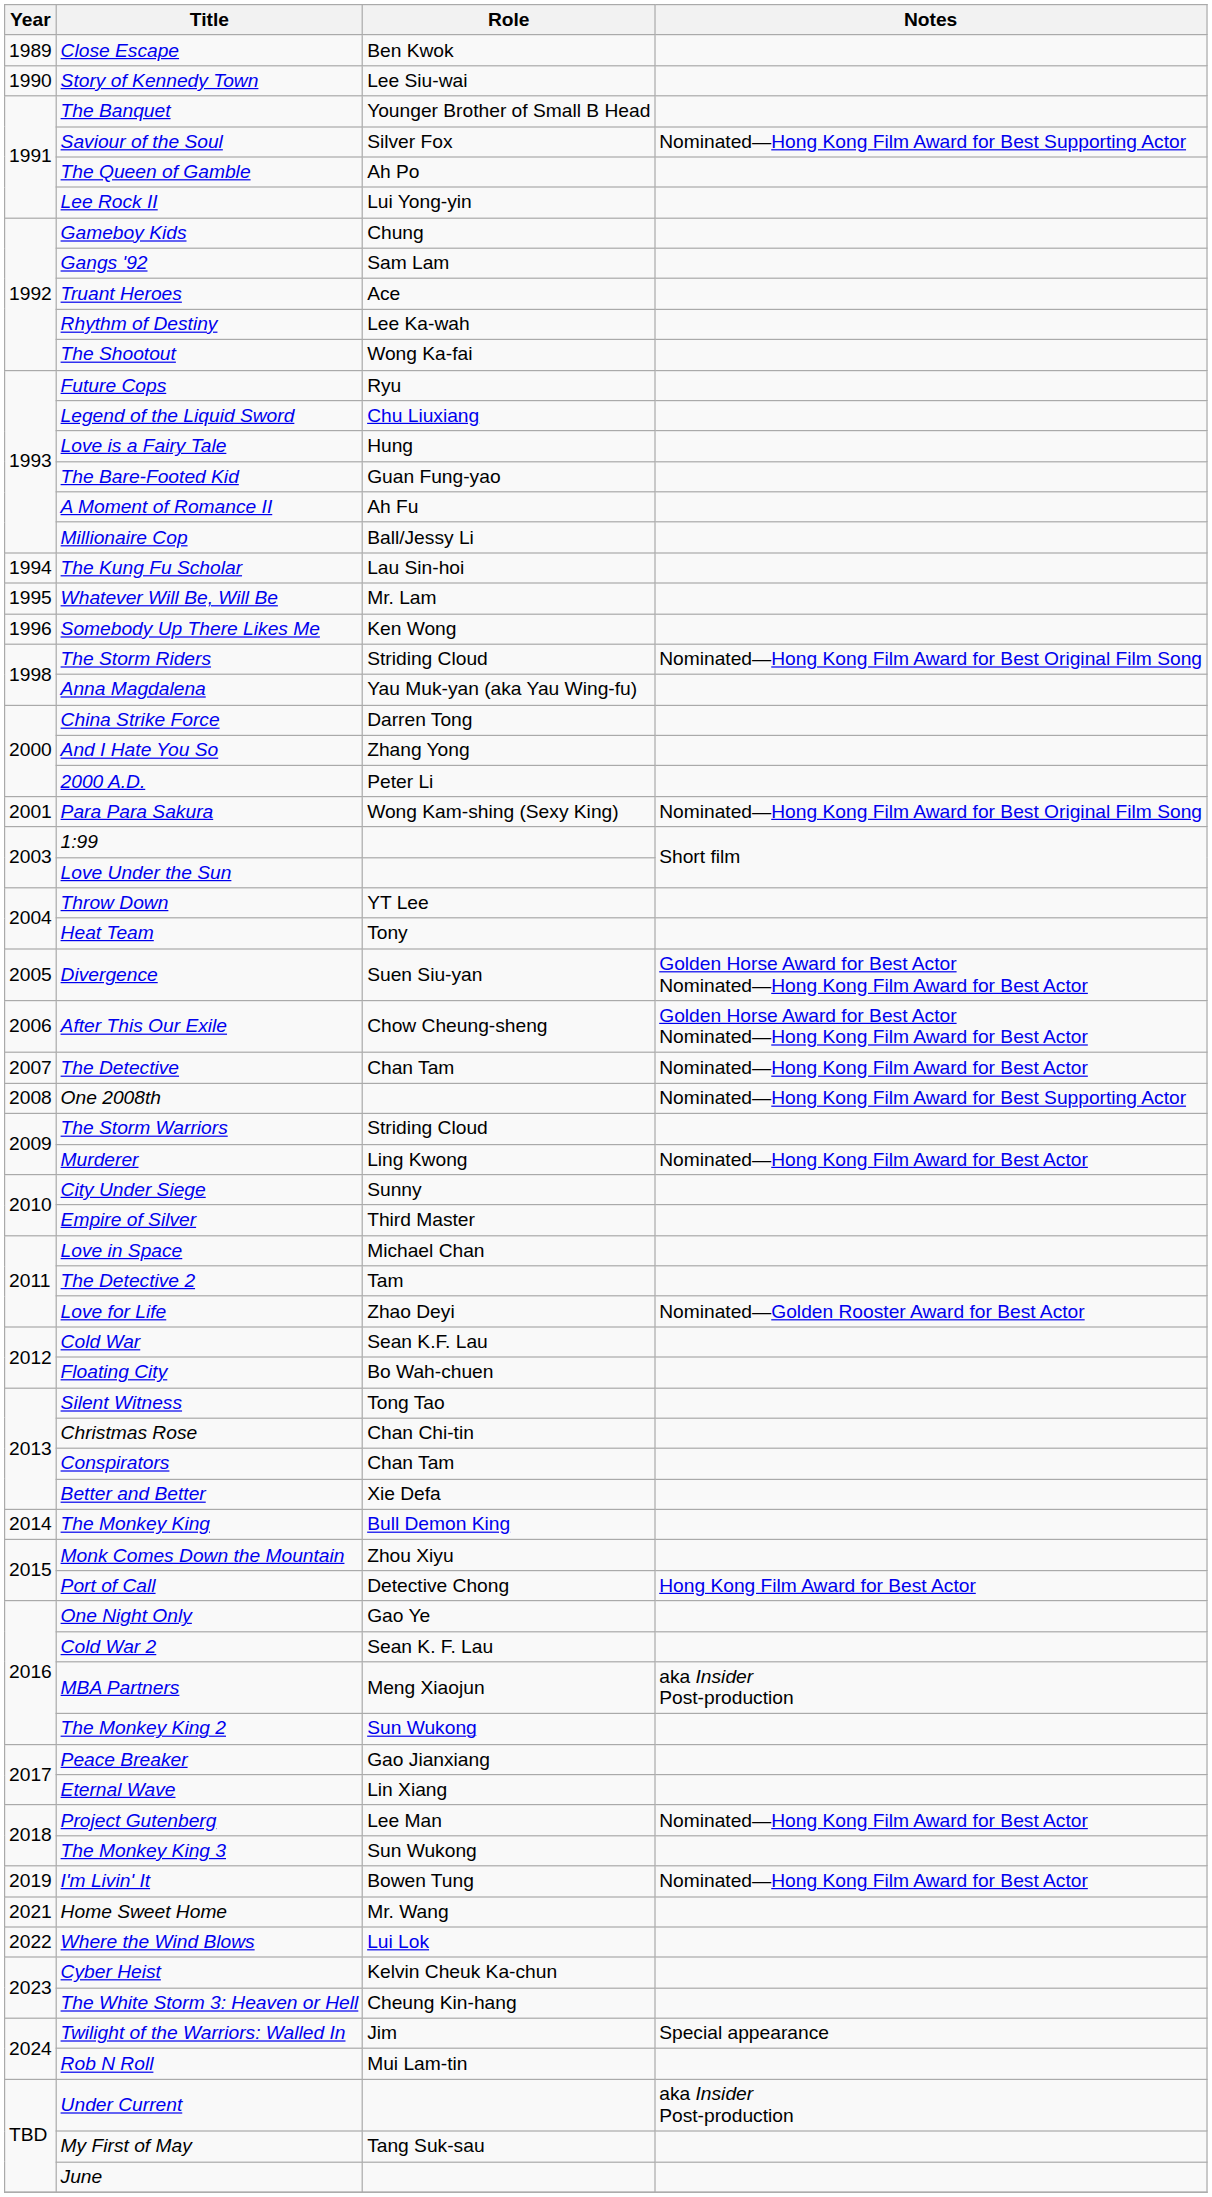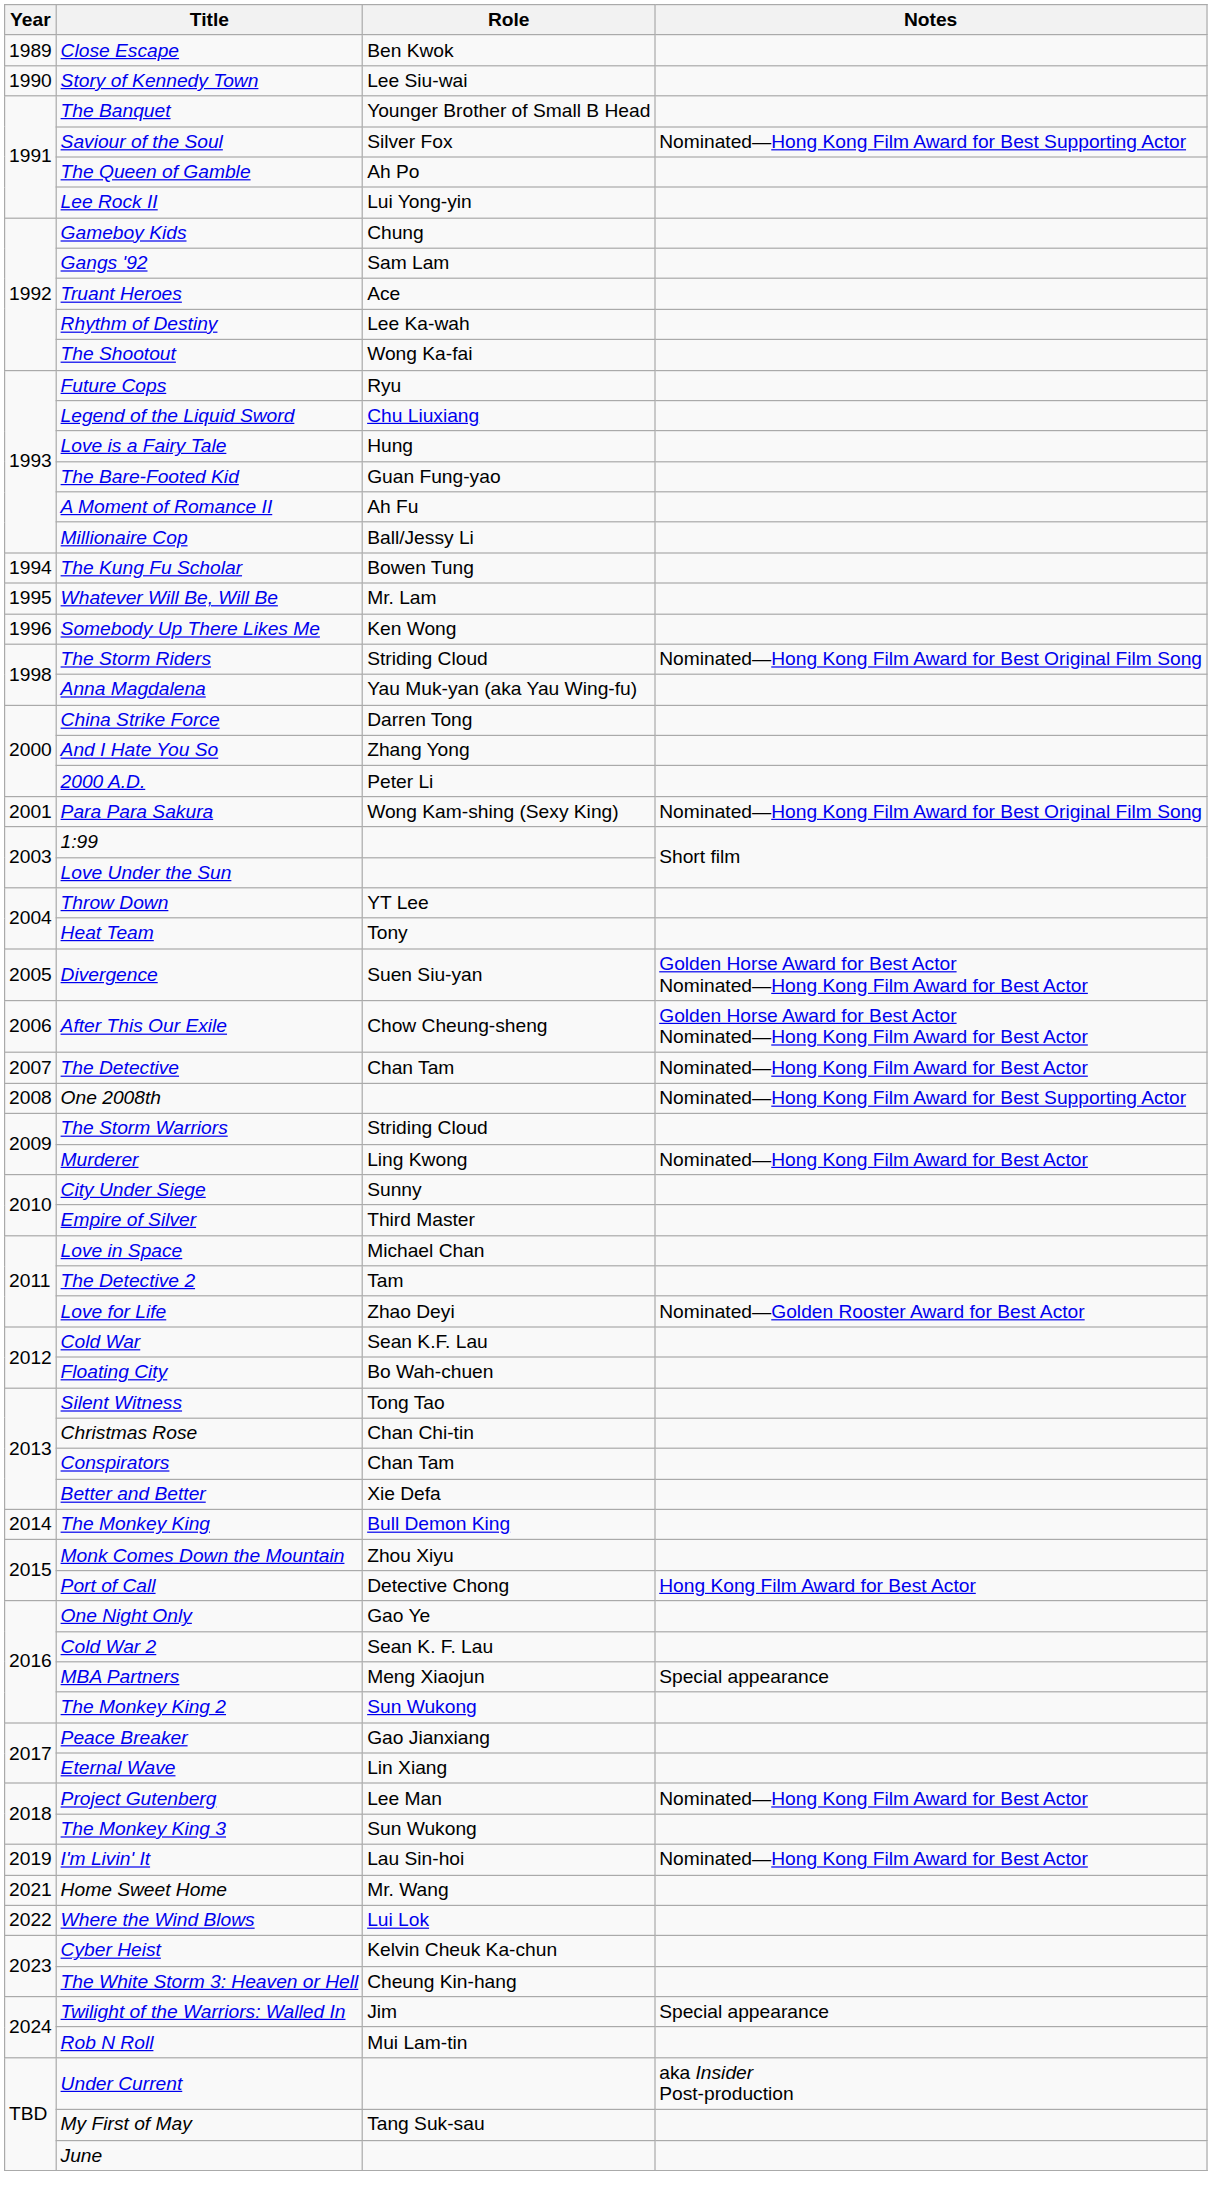(416, 567) Lau Sin-hoi -> (421, 567) Bowen Tung
(726, 1687) aka Insider Post-production -> (744, 1676) Special appearance
(421, 1881) Bowen Tung -> (416, 1859) Lau Sin-hoi
